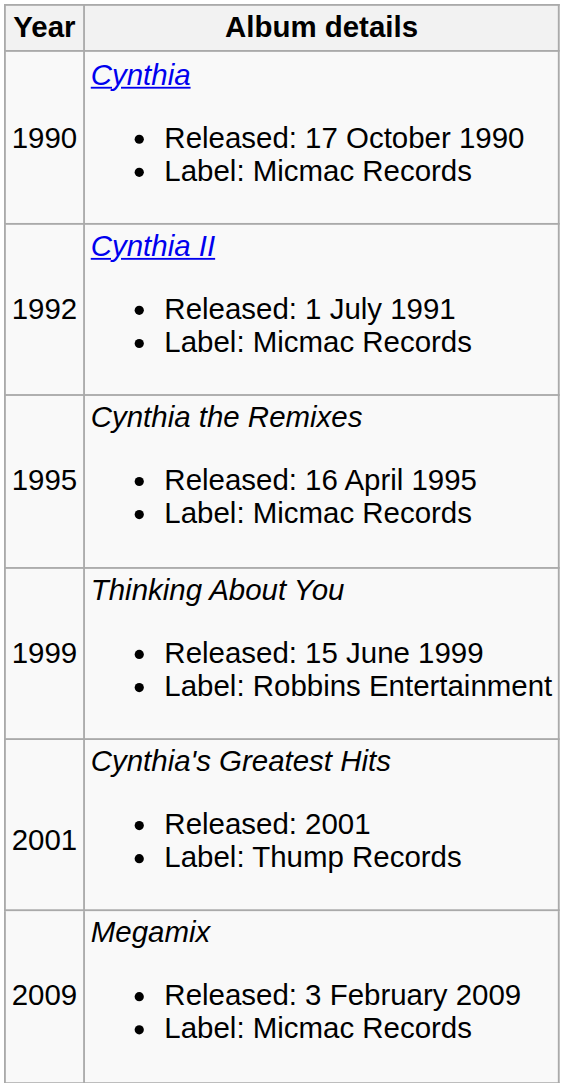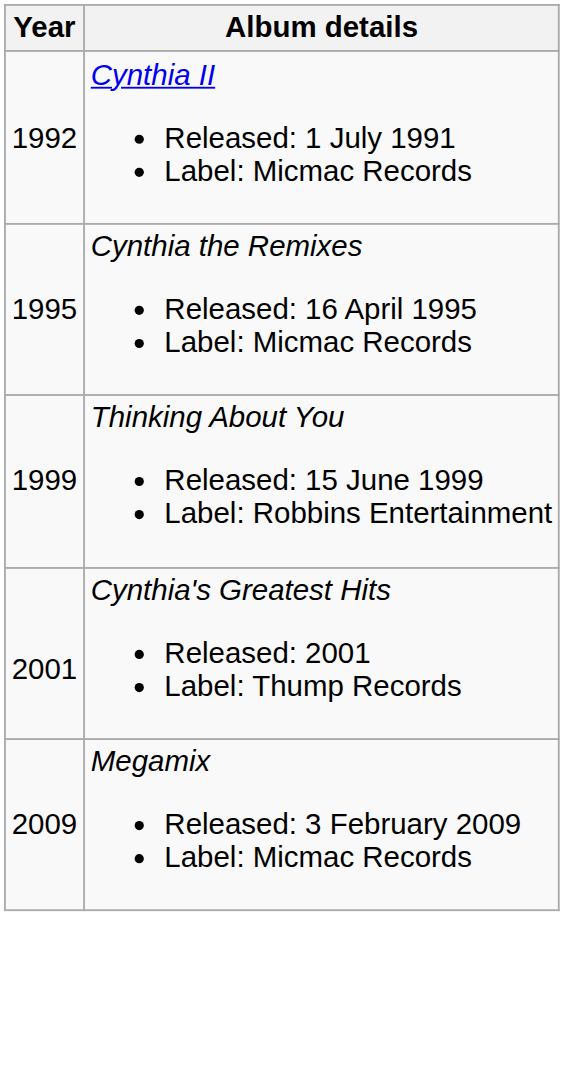- row: (322, 123)
